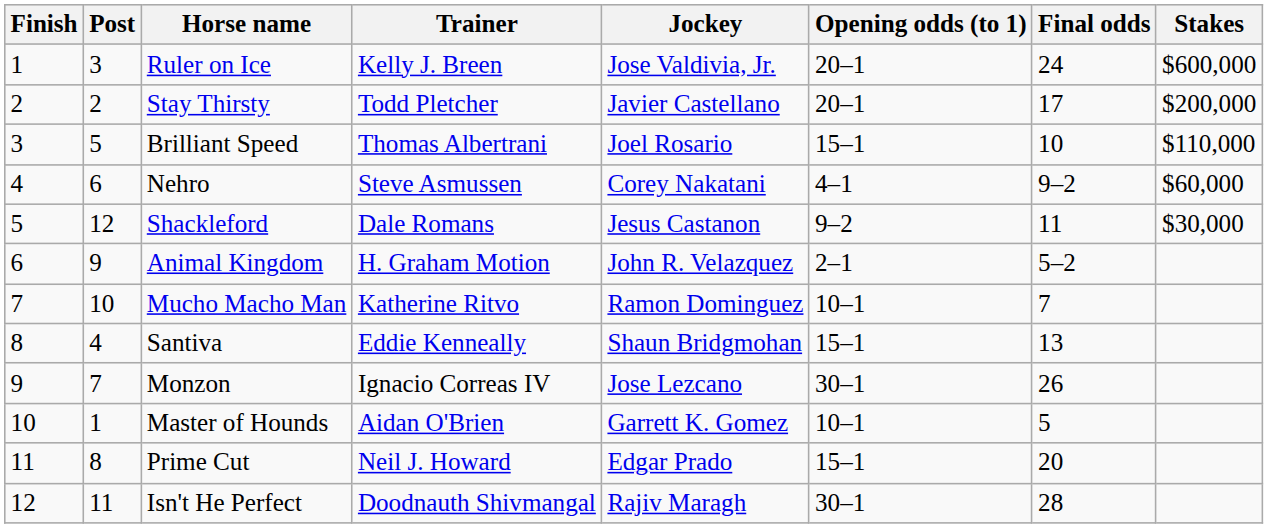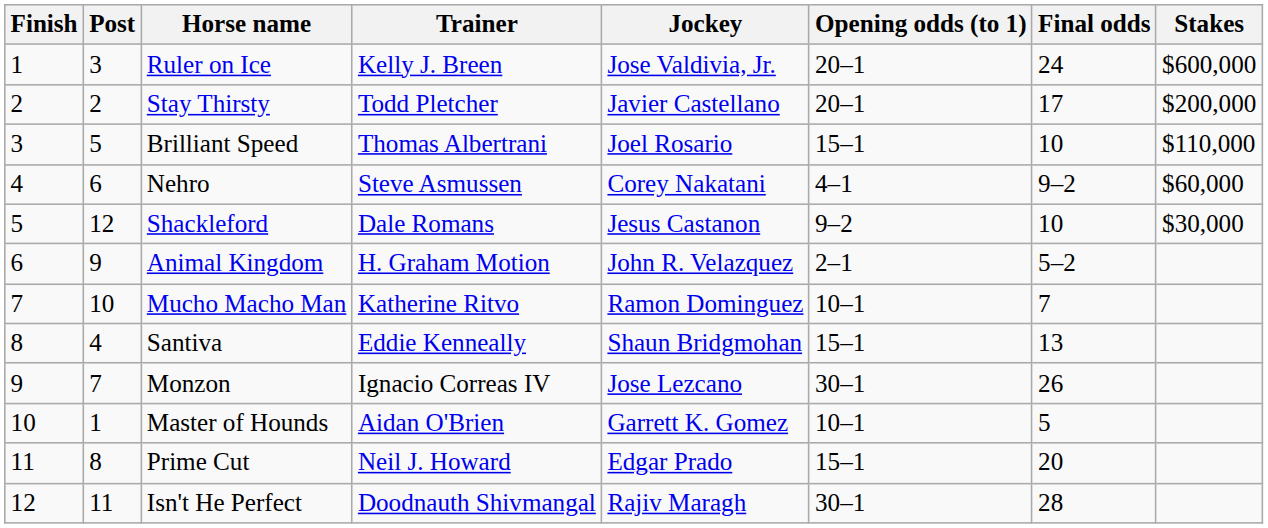(1050, 223) 11 -> (1051, 223) 10
